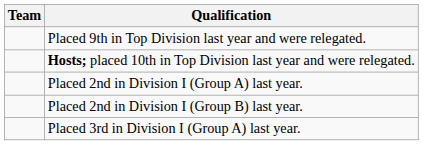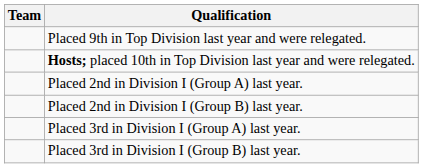+ row: (174, 151)
